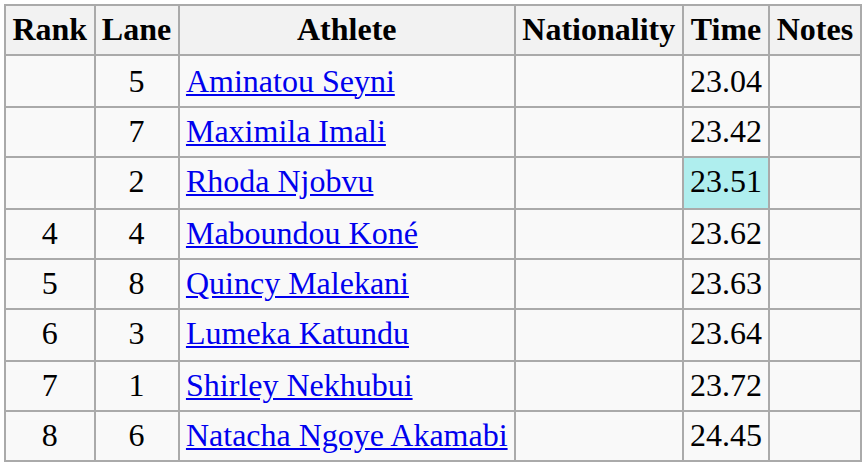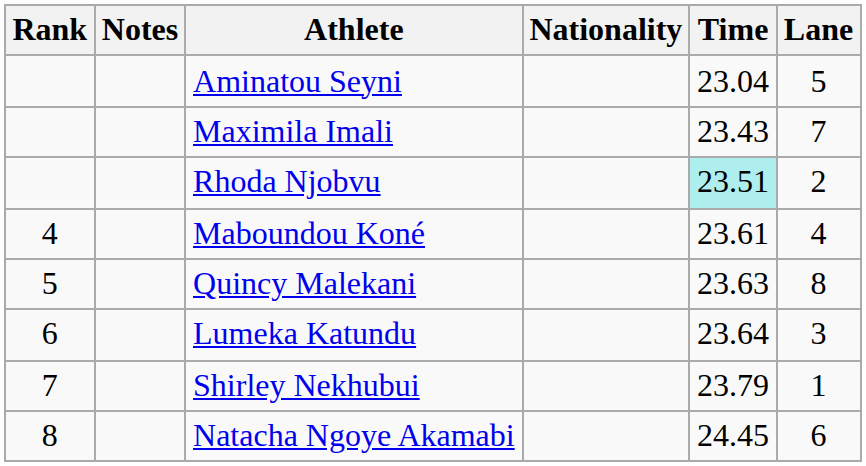columns swapped: (137, 29) <-> (815, 29)
(726, 131) 23.42 -> (733, 131) 23.43
(726, 232) 23.62 -> (733, 232) 23.61
(726, 385) 23.72 -> (733, 385) 23.79
